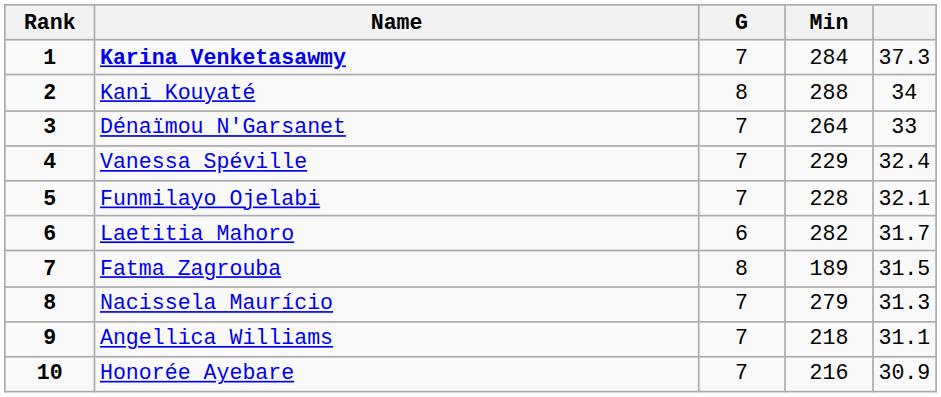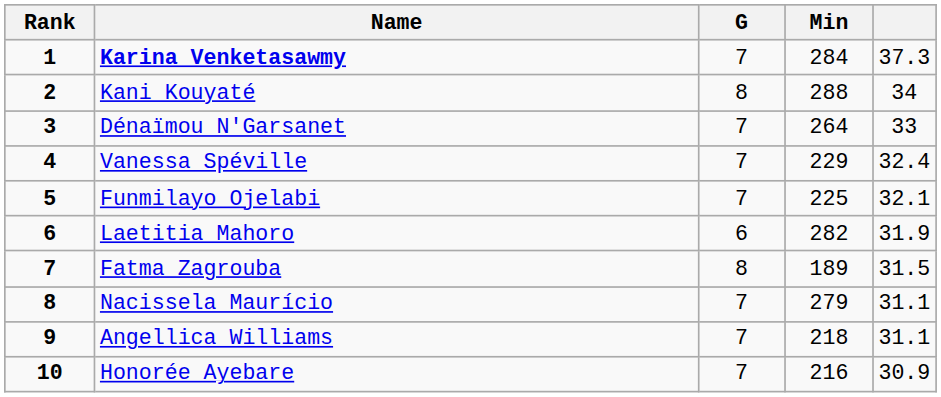(829, 198) 228 -> (829, 198) 225
(904, 233) 31.7 -> (904, 233) 31.9
(904, 304) 31.3 -> (904, 304) 31.1
